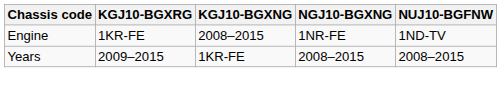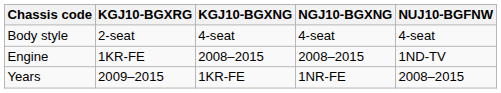+ row: (38, 35)
(322, 35) 1NR-FE -> (331, 56) 2008–2015
(331, 56) 2008–2015 -> (322, 77) 1NR-FE
